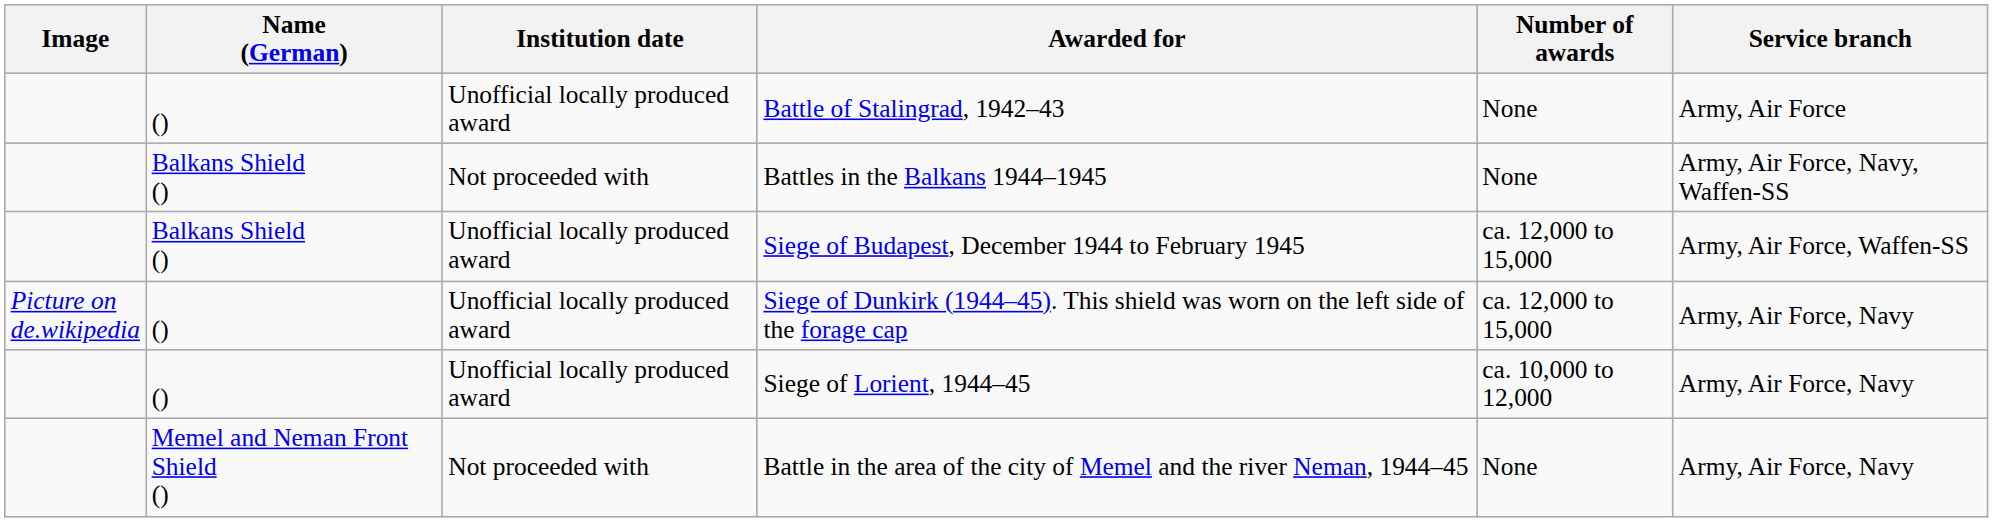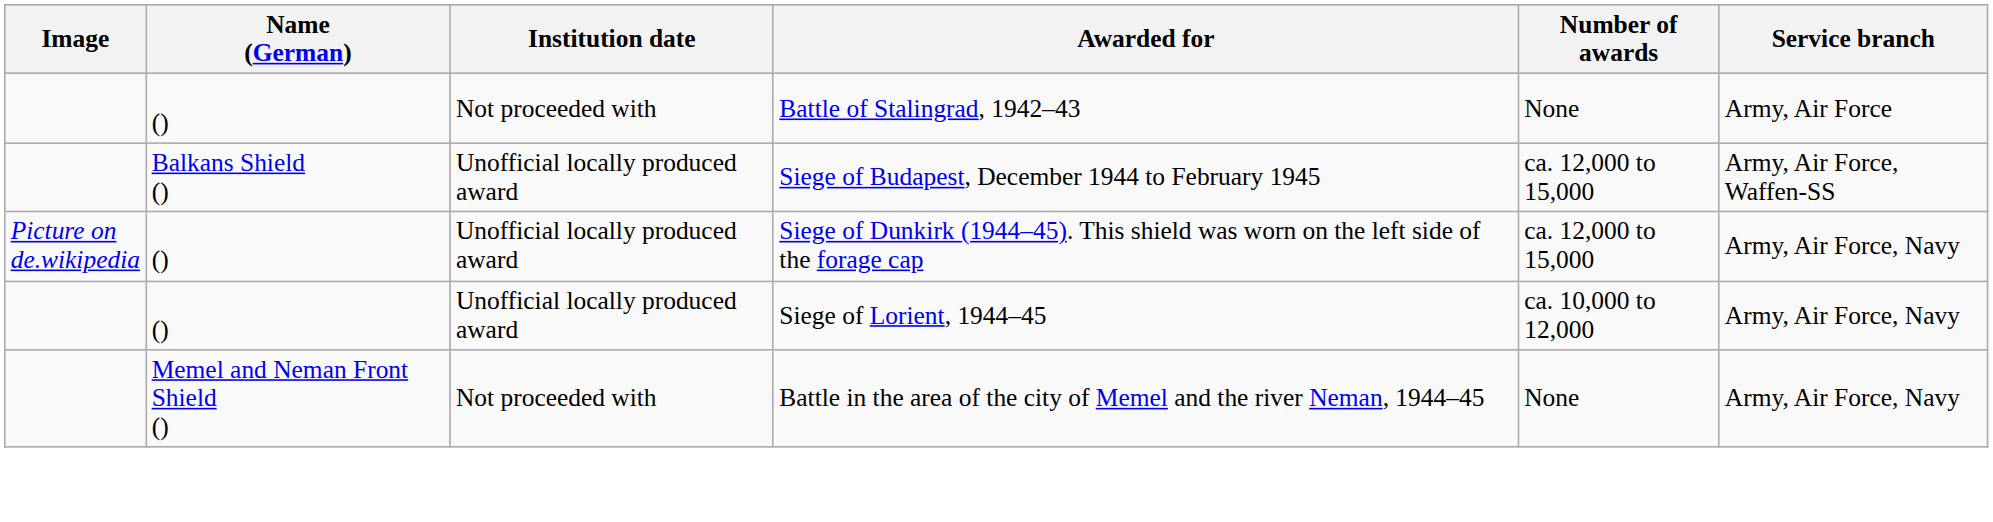(589, 107) Unofficial locally produced award -> (556, 107) Not proceeded with
- row: (935, 176)
